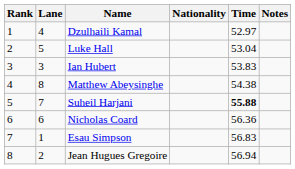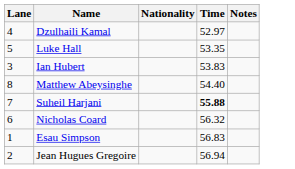- column: (20, 13)
(244, 48) 53.04 -> (212, 48) 53.35
(244, 84) 54.38 -> (212, 84) 54.40
(244, 119) 56.36 -> (212, 119) 56.32
